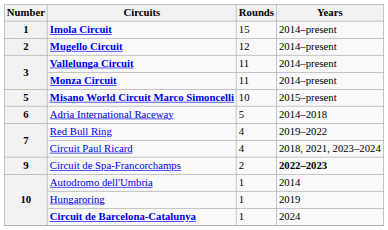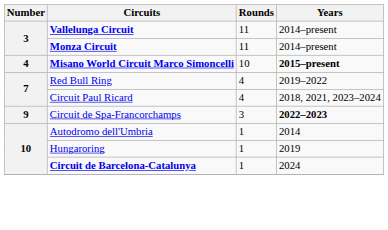- row: (81, 30)
- row: (86, 47)
(26, 98) 5 -> (26, 64) 4
(308, 98) normal -> (309, 64) bold
- row: (112, 115)
(242, 166) 2 -> (242, 115) 3
